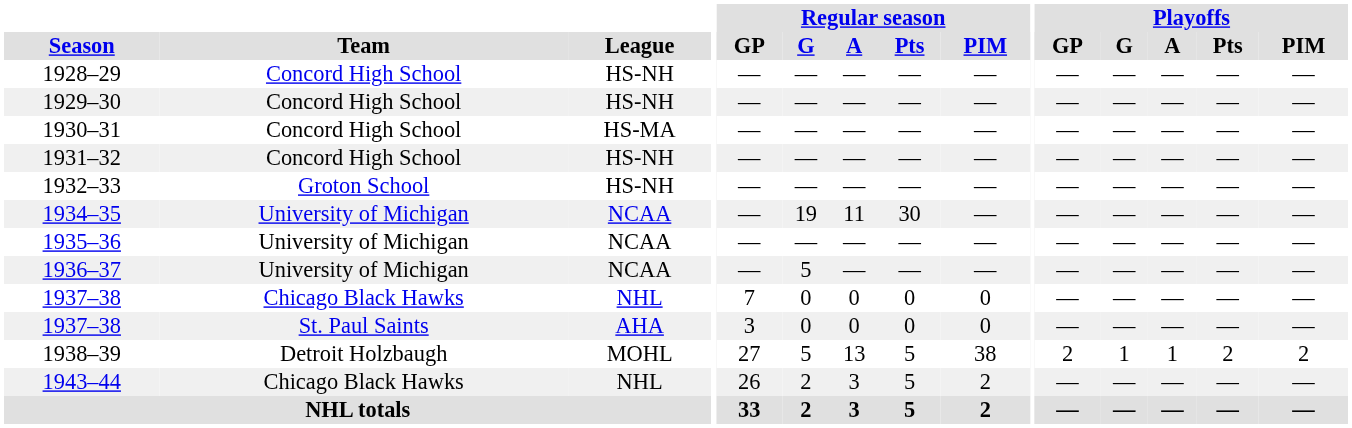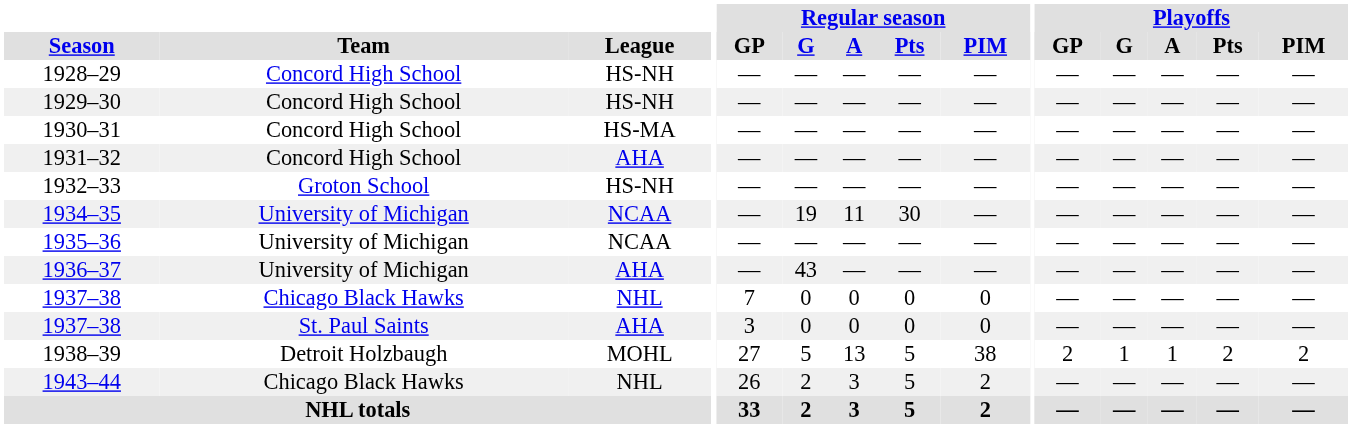(640, 157) HS-NH -> (640, 157) AHA
(640, 269) NCAA -> (640, 269) AHA
(806, 269) 5 -> (806, 269) 43
